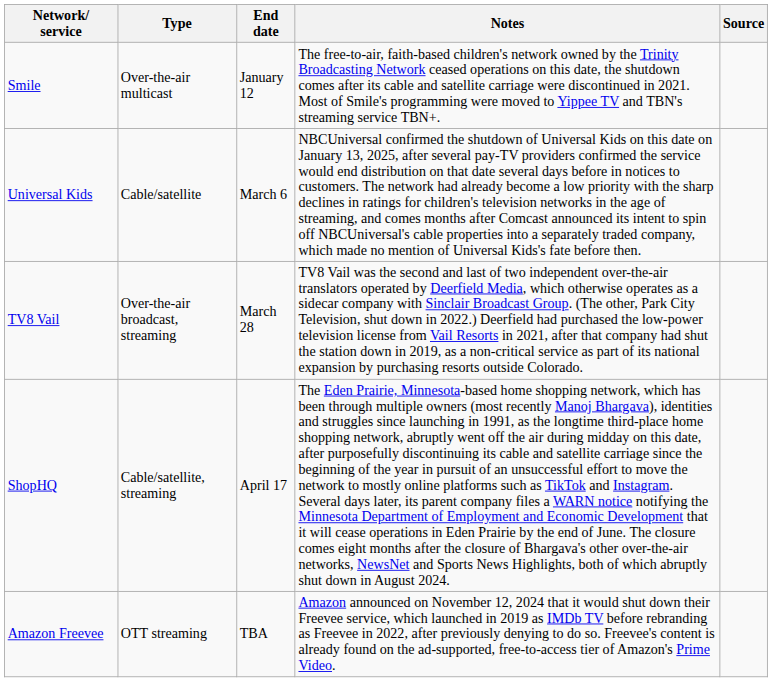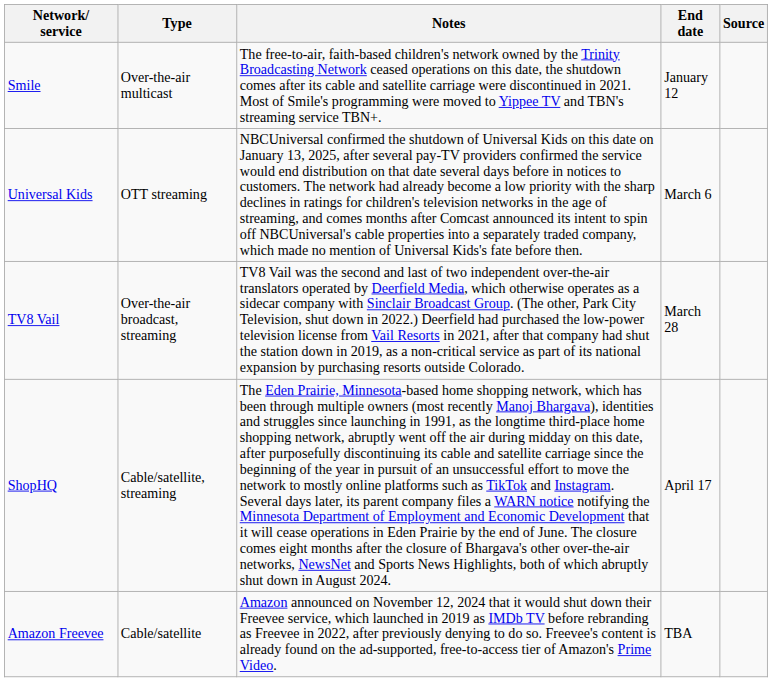columns swapped: (266, 23) <-> (507, 23)
(161, 194) Cable/satellite -> (164, 194) OTT streaming
(164, 634) OTT streaming -> (161, 634) Cable/satellite
